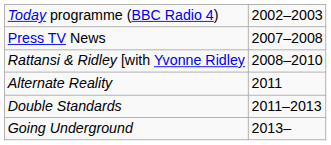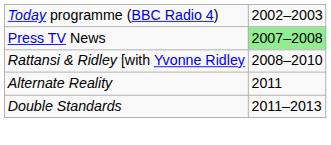(287, 38) no background -> (287, 38) lightgreen background
- row: (70, 128)
